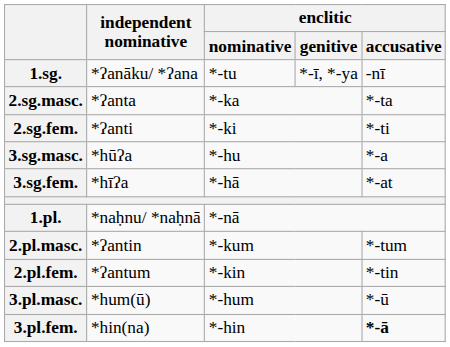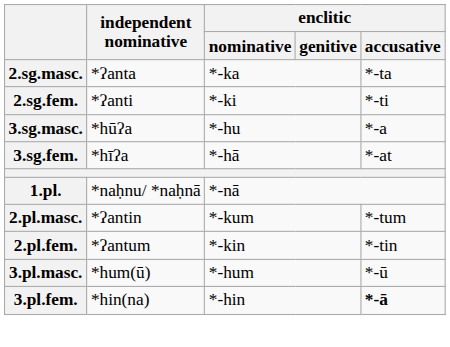- row: (46, 73)
